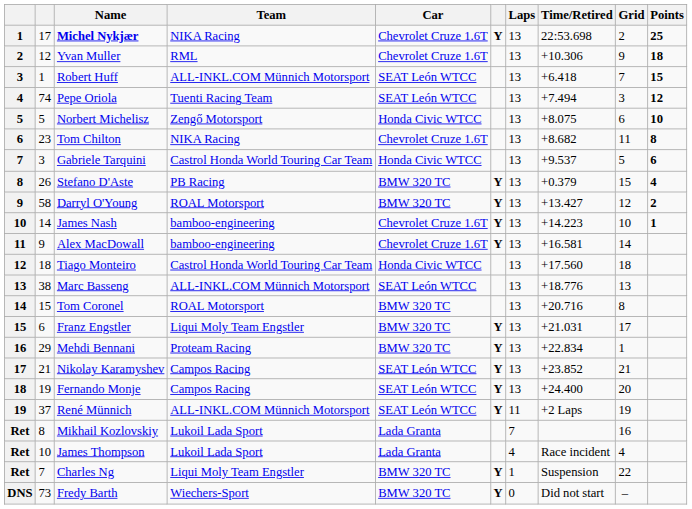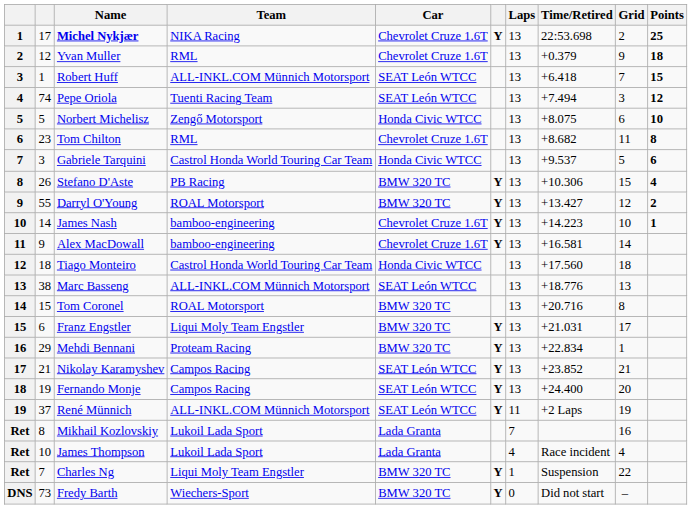(562, 56) +10.306 -> (559, 56) +0.379
(205, 139) NIKA Racing -> (184, 139) RML
(559, 181) +0.379 -> (562, 181) +10.306
(45, 202) 58 -> (45, 202) 55
